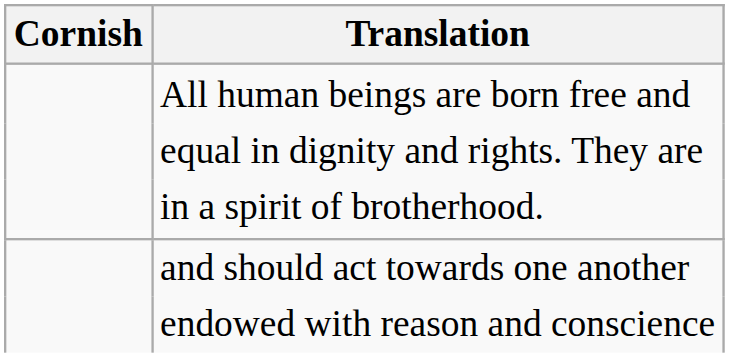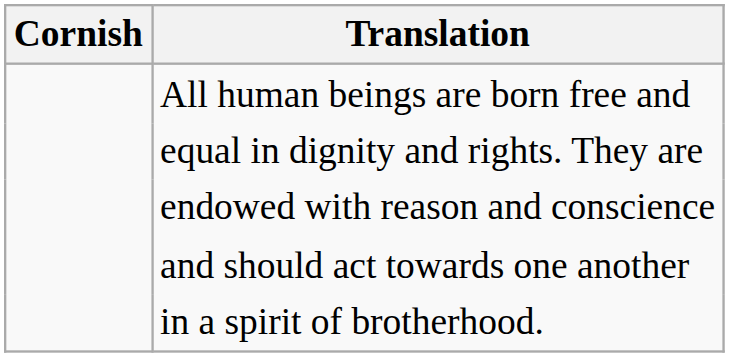rows swapped: (438, 324) <-> (352, 207)
